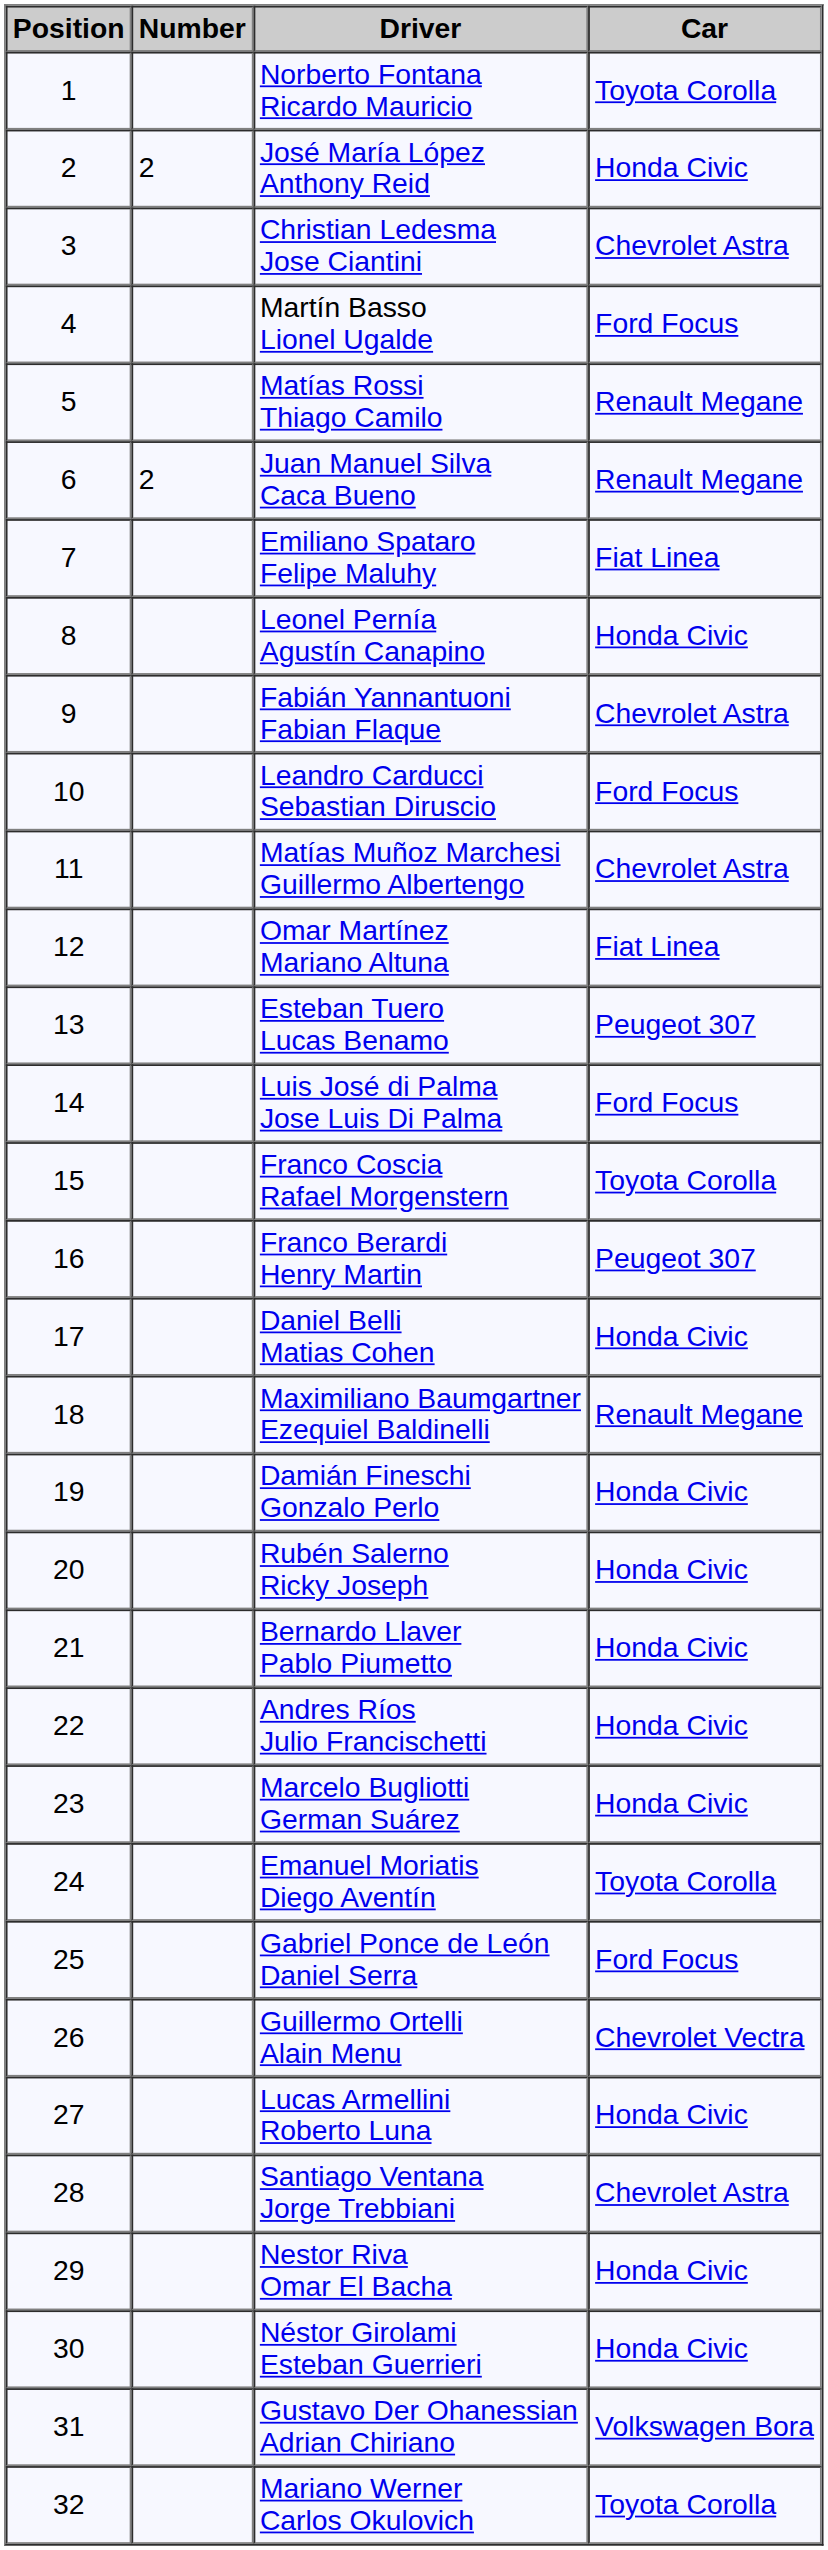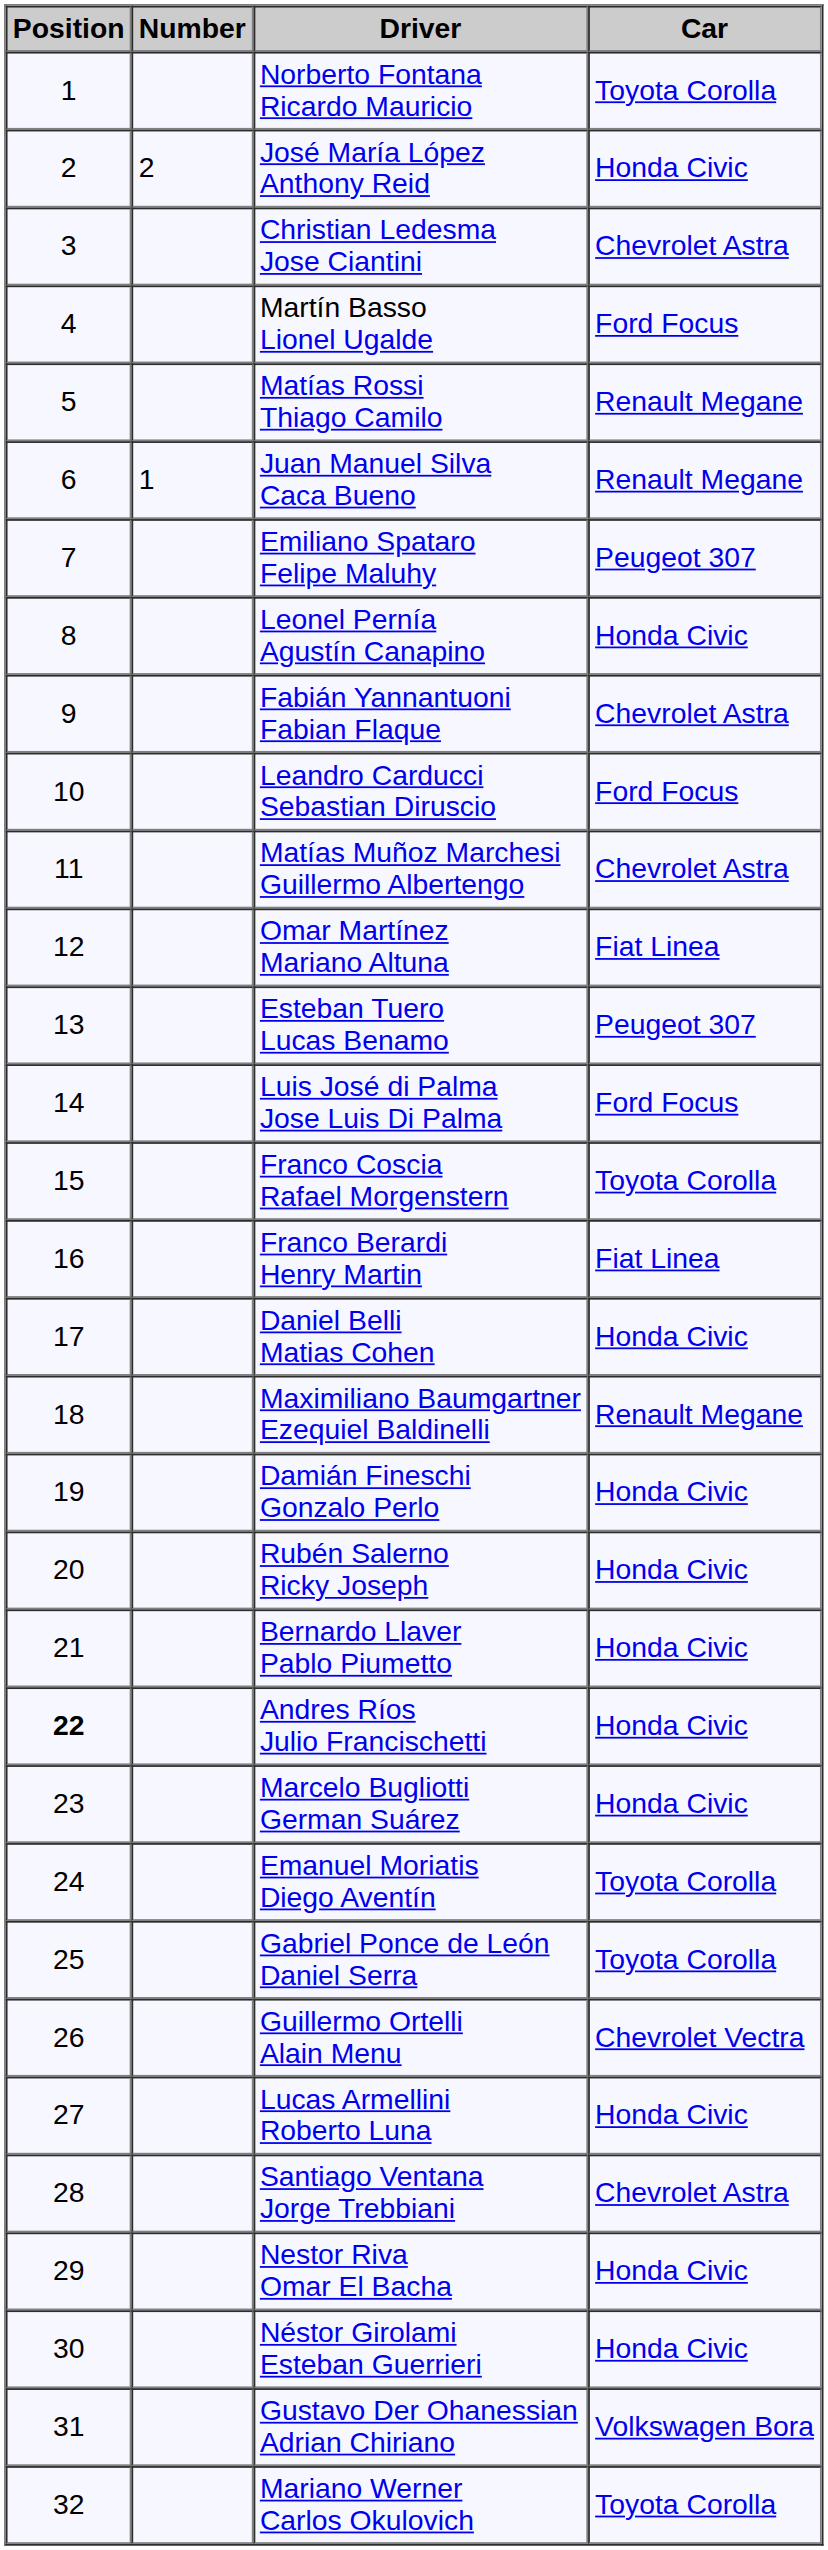(147, 479) 2 -> (147, 479) 1
(657, 557) Fiat Linea -> (675, 557) Peugeot 307
(675, 1258) Peugeot 307 -> (657, 1258) Fiat Linea
(69, 1725) normal -> (69, 1725) bold
(667, 1959) Ford Focus -> (686, 1959) Toyota Corolla
